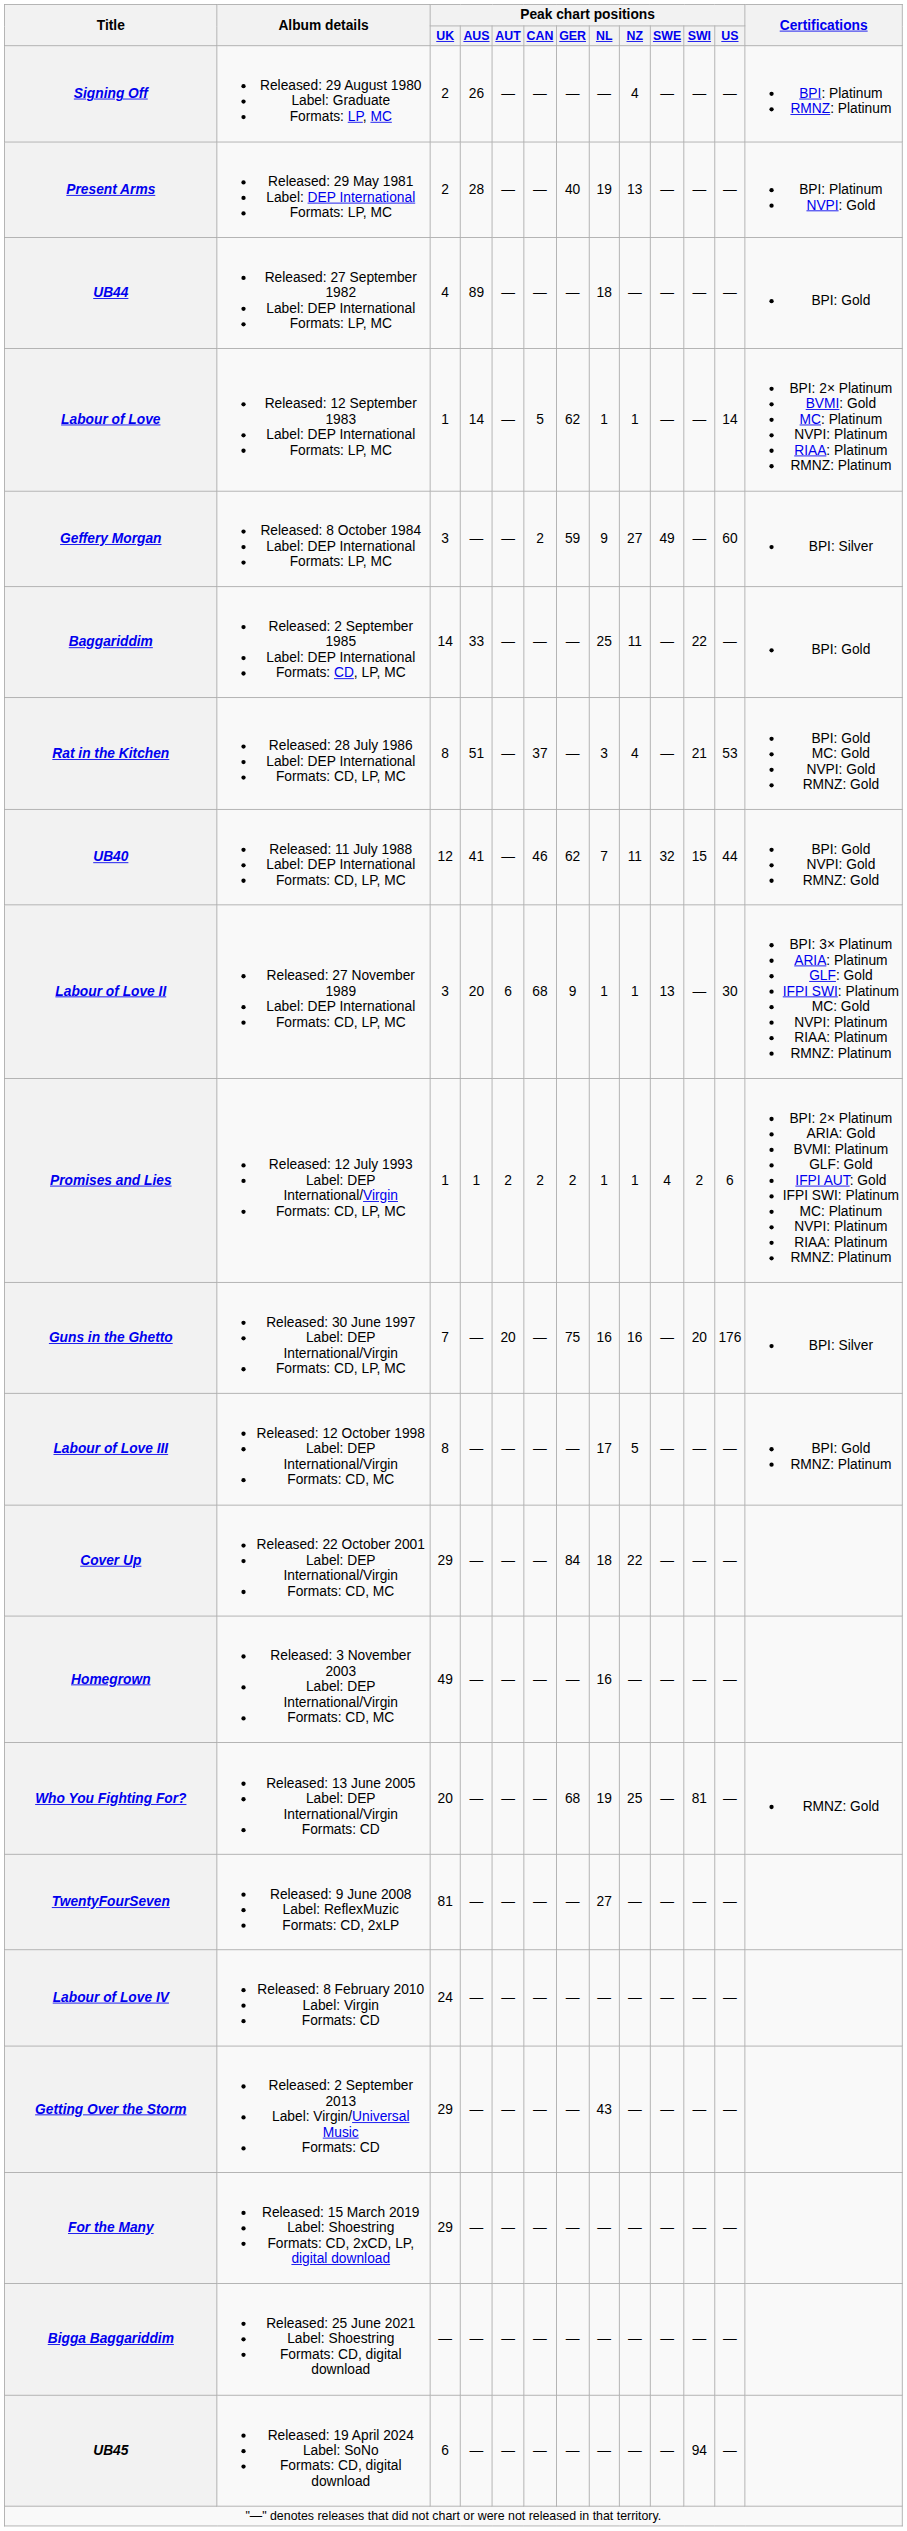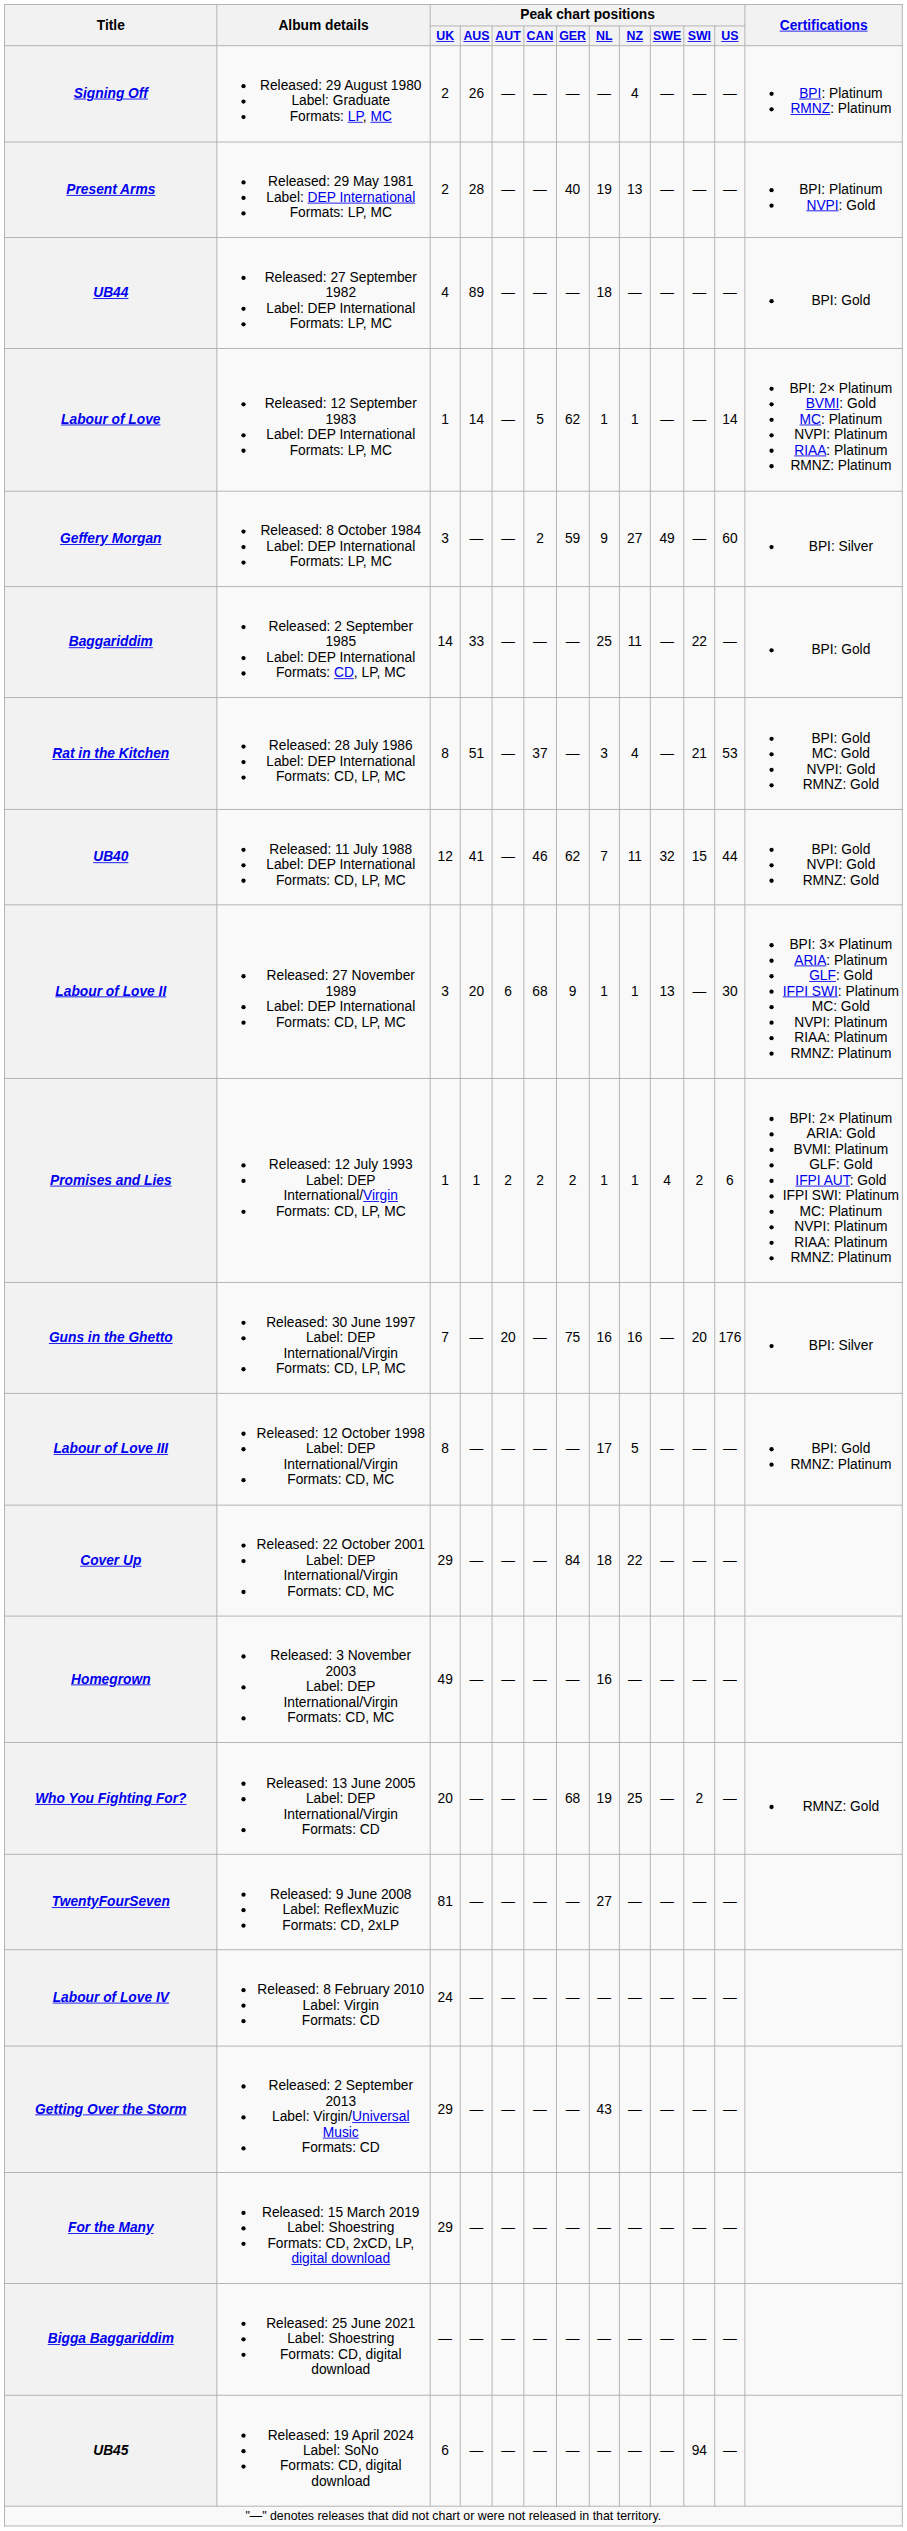(699, 1798) 81 -> (699, 1798) 2
